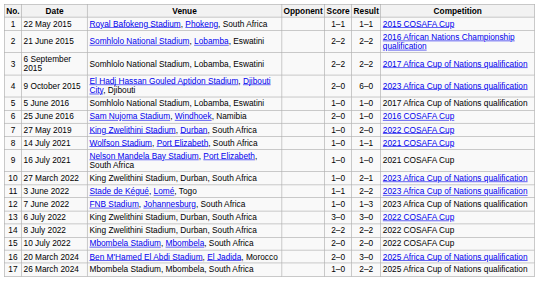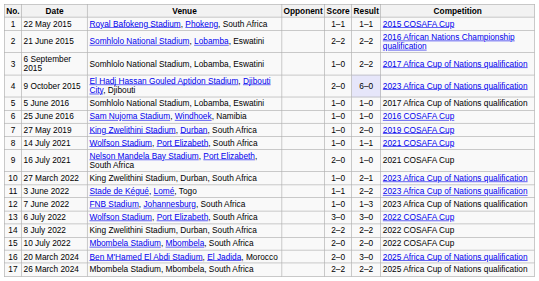(338, 63) 2–2 -> (338, 63) 1–0
(366, 86) no background -> (366, 86) lavender background
(338, 116) 2–0 -> (338, 116) 1–0
(419, 129) 2022 COSAFA Cup -> (419, 129) 2019 COSAFA Cup
(338, 160) 1–0 -> (338, 160) 2–0
(173, 217) King Zwelithini Stadium, Durban, South Africa -> (174, 217) Wolfson Stadium, Port Elizabeth, South Africa
(338, 269) 1–0 -> (338, 269) 2–2
